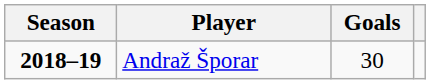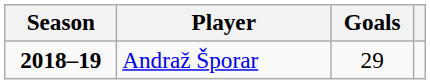(372, 59) 30 -> (372, 59) 29
